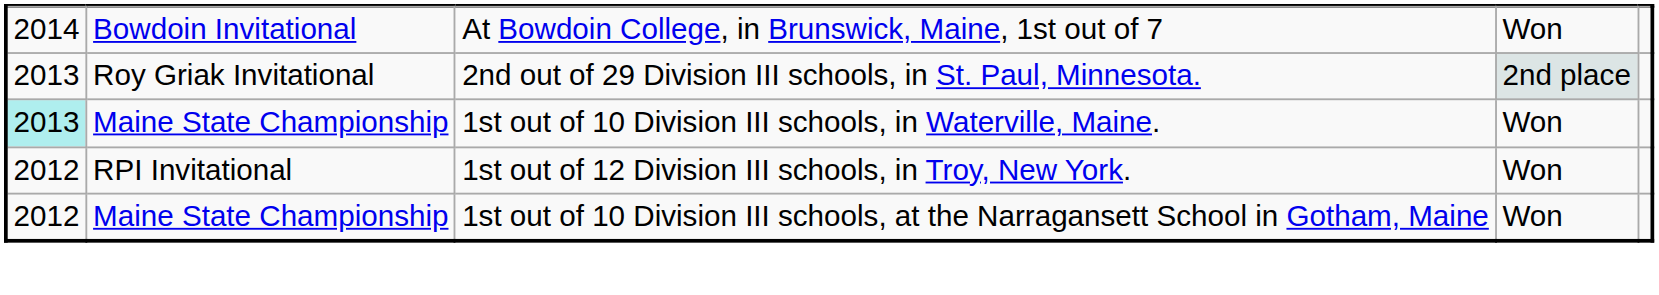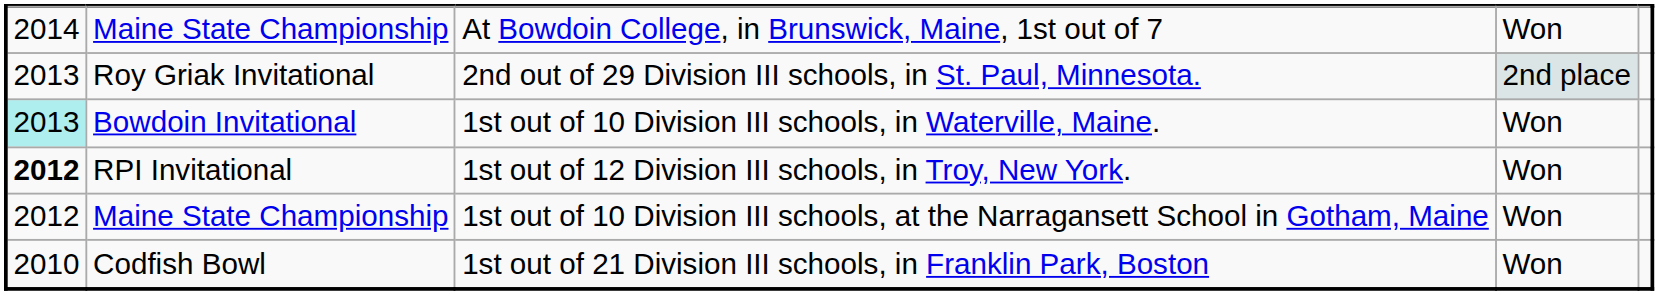(225, 28) Bowdoin Invitational -> (271, 28) Maine State Championship
(271, 122) Maine State Championship -> (225, 122) Bowdoin Invitational
(47, 169) normal -> (47, 169) bold
+ row: (836, 263)
